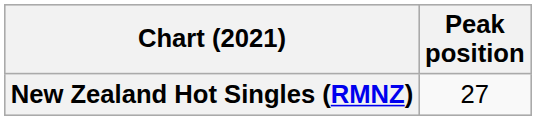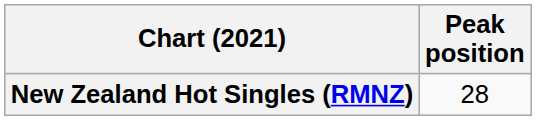(475, 94) 27 -> (475, 94) 28
